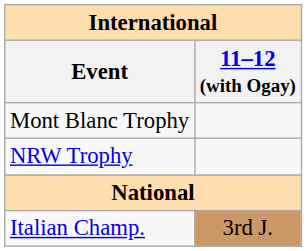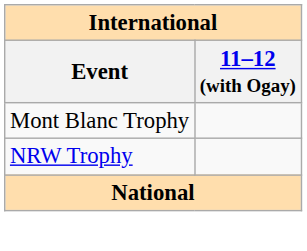- row: (77, 228)
